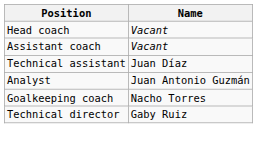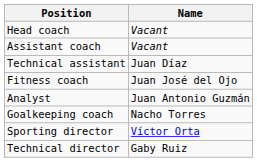+ row: (48, 81)
+ row: (60, 132)
